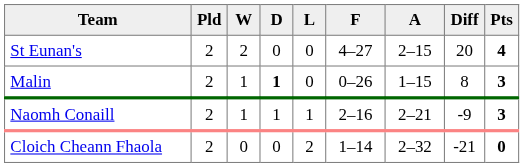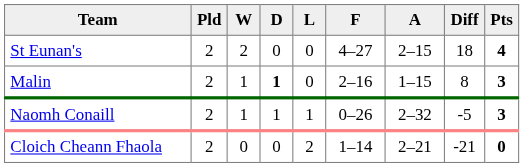(465, 50) 20 -> (465, 50) 18
(356, 81) 0–26 -> (356, 81) 2–16
(356, 114) 2–16 -> (356, 114) 0–26
(415, 114) 2–21 -> (415, 114) 2–32
(465, 114) -9 -> (465, 114) -5
(415, 147) 2–32 -> (415, 147) 2–21
